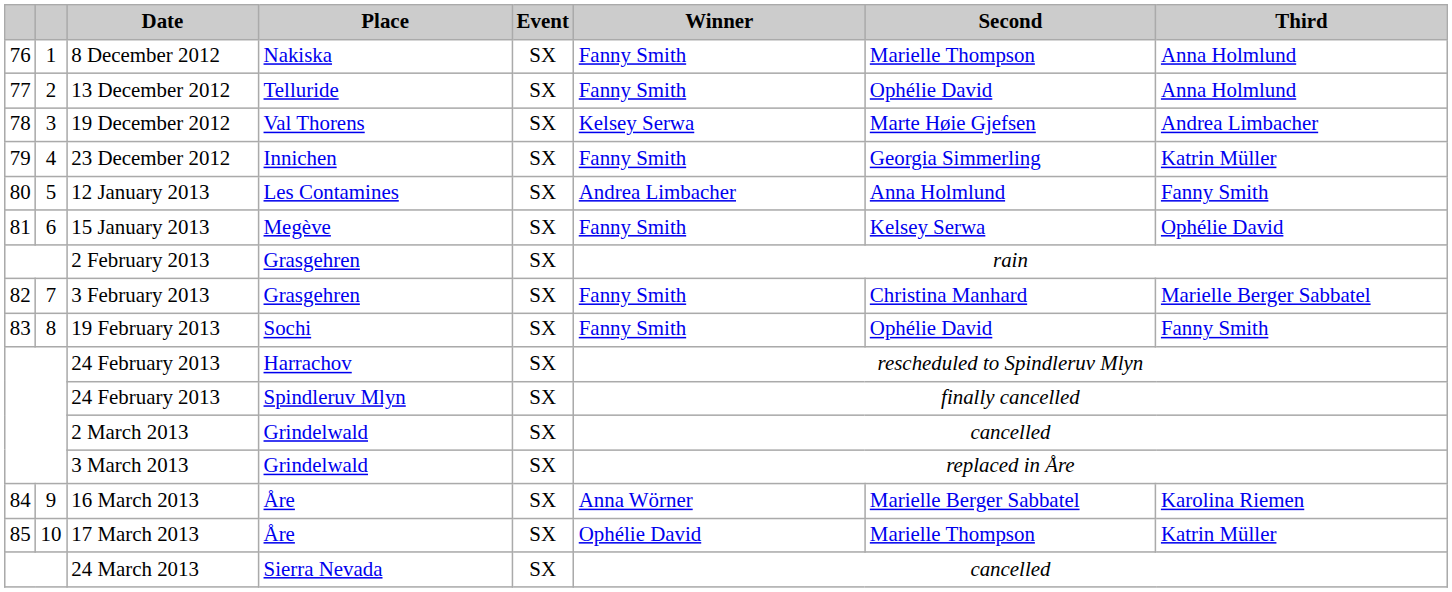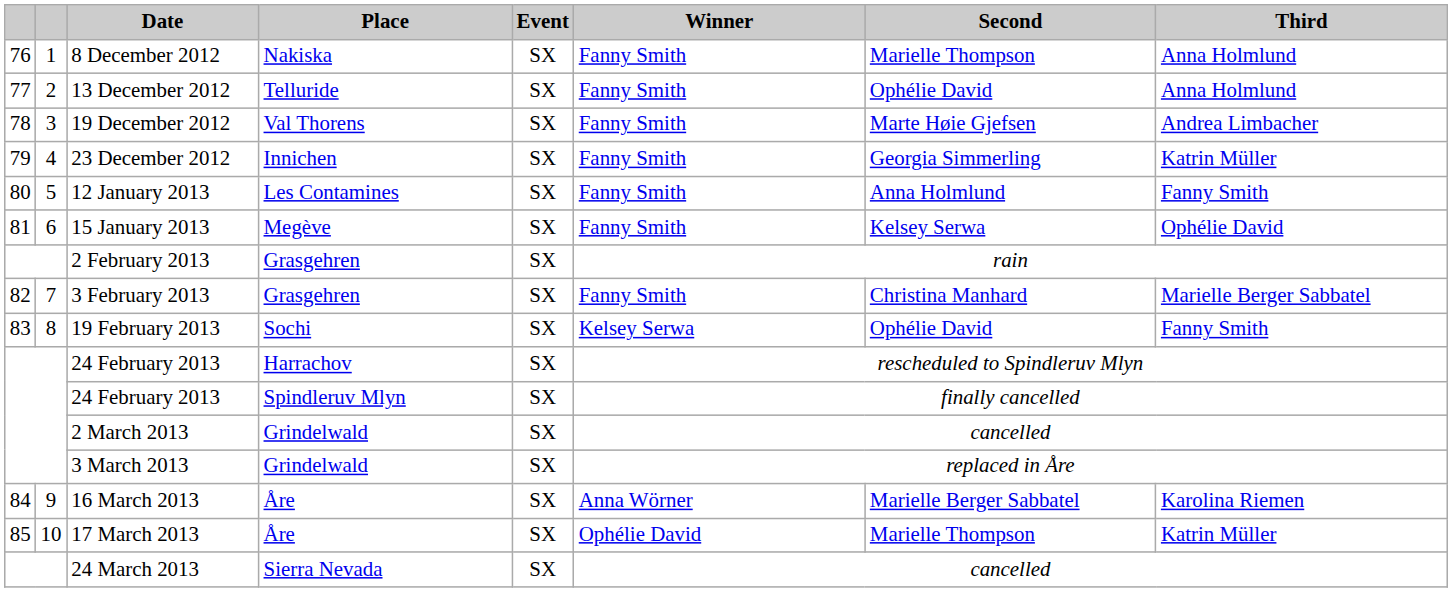(636, 123) Kelsey Serwa -> (632, 123) Fanny Smith
(657, 192) Andrea Limbacher -> (632, 192) Fanny Smith
(632, 329) Fanny Smith -> (636, 329) Kelsey Serwa
